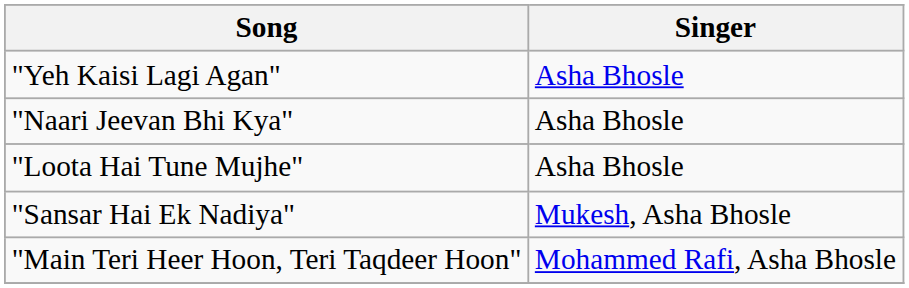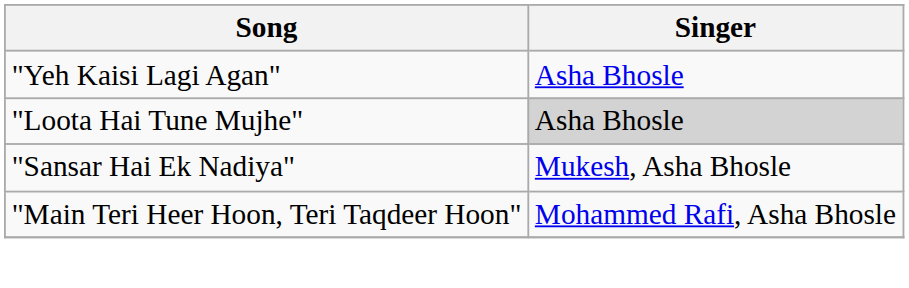- row: (152, 120)
(609, 167) no background -> (609, 120) lightgrey background
